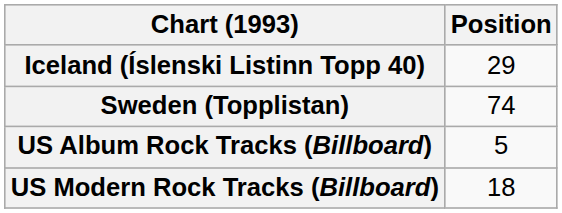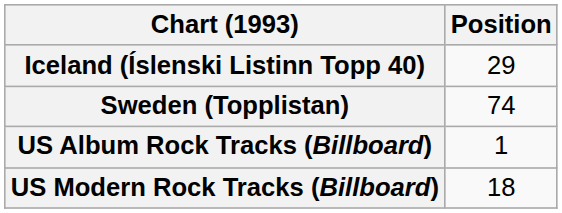(501, 146) 5 -> (501, 146) 1
